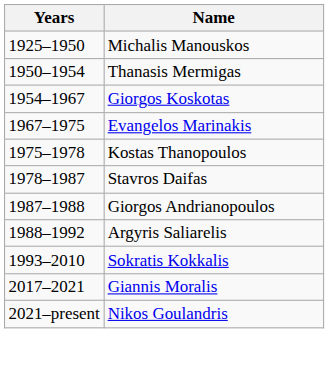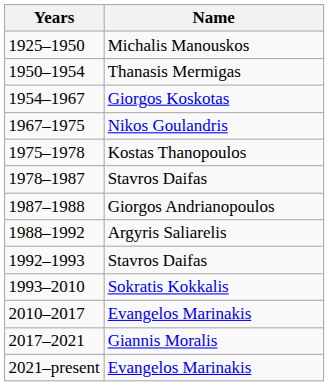(179, 125) Evangelos Marinakis -> (168, 125) Nikos Goulandris
+ row: (47, 260)
+ row: (47, 313)
(168, 313) Nikos Goulandris -> (179, 367) Evangelos Marinakis
